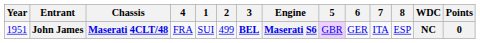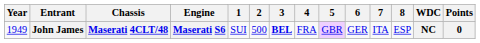columns swapped: (290, 13) <-> (183, 13)
(17, 30) 1951 -> (17, 30) 1949
(227, 30) 499 -> (259, 30) 500
